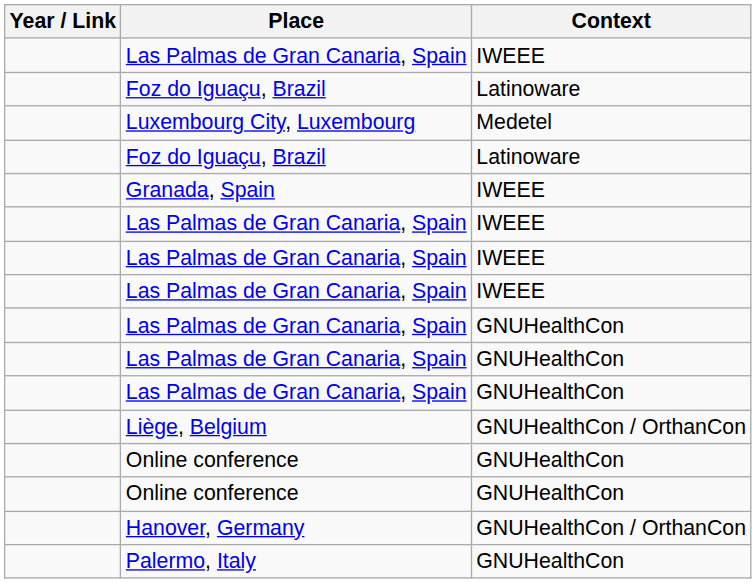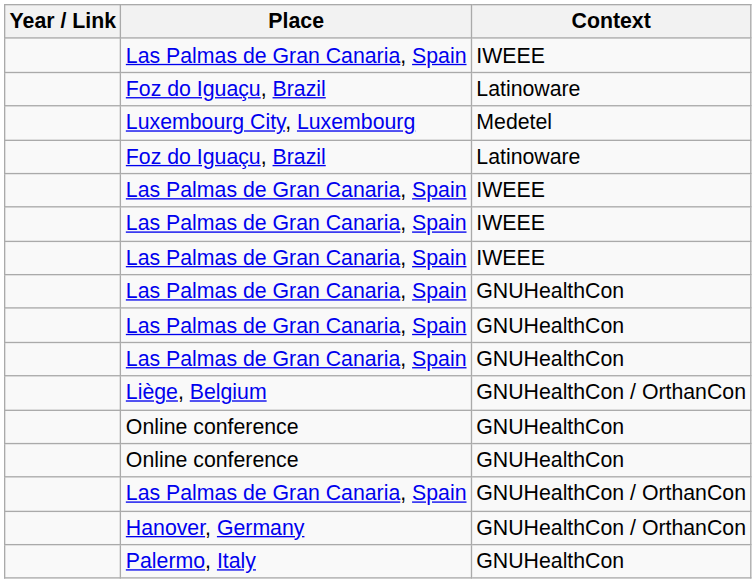- row: (200, 190)
+ row: (296, 493)
